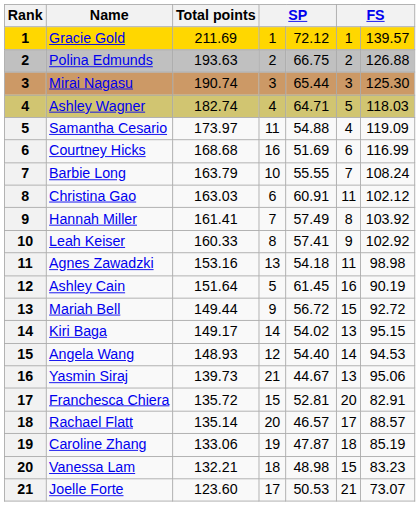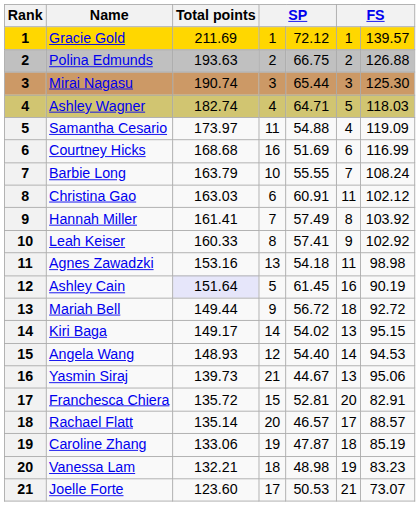(216, 286) no background -> (216, 286) lavender background
(349, 309) 15 -> (349, 309) 18
(349, 467) 15 -> (349, 467) 19
